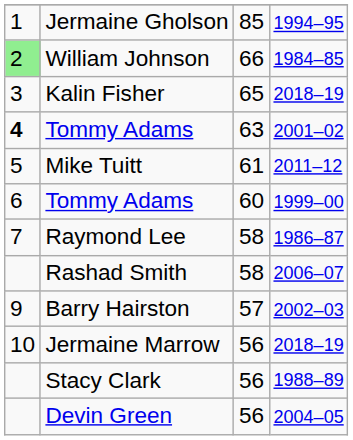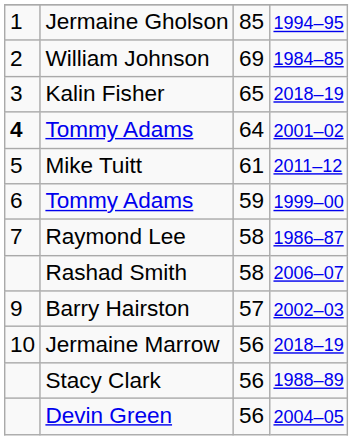(16, 58) lightgreen background -> (16, 58) no background
(251, 58) 66 -> (251, 58) 69
(251, 129) 63 -> (251, 129) 64
(251, 201) 60 -> (251, 201) 59
